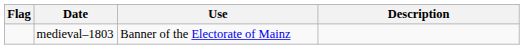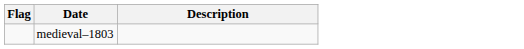- column: (218, 14)
